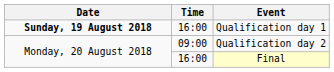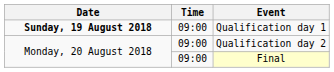(193, 28) 16:00 -> (193, 28) 09:00
(193, 59) 16:00 -> (193, 59) 09:00
